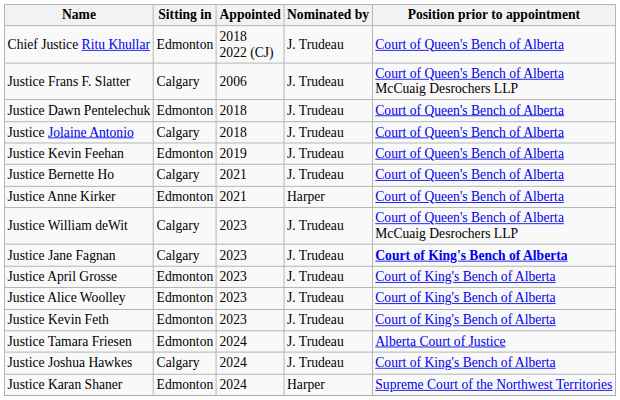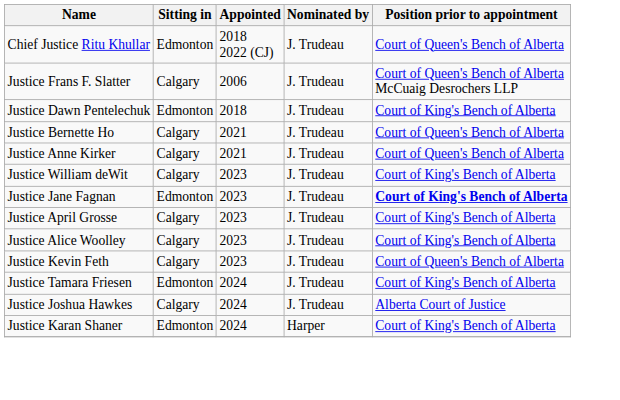(470, 110) Court of Queen's Bench of Alberta -> (465, 110) Court of King's Bench of Alberta
- row: (71, 132)
- row: (66, 153)
(185, 196) Edmonton -> (178, 153) Calgary
(306, 196) Harper -> (315, 153) J. Trudeau
(470, 226) Court of Queen's Bench of Alberta McCuaig Desrochers LLP -> (465, 175) Court of King's Bench of Alberta
(178, 255) Calgary -> (185, 196) Edmonton
(185, 276) Edmonton -> (178, 218) Calgary
(185, 298) Edmonton -> (178, 240) Calgary
(185, 320) Edmonton -> (178, 261) Calgary
(465, 320) Court of King's Bench of Alberta -> (470, 261) Court of Queen's Bench of Alberta
(440, 341) Alberta Court of Justice -> (465, 283) Court of King's Bench of Alberta
(465, 363) Court of King's Bench of Alberta -> (440, 304) Alberta Court of Justice
(494, 384) Supreme Court of the Northwest Territories -> (465, 326) Court of King's Bench of Alberta
